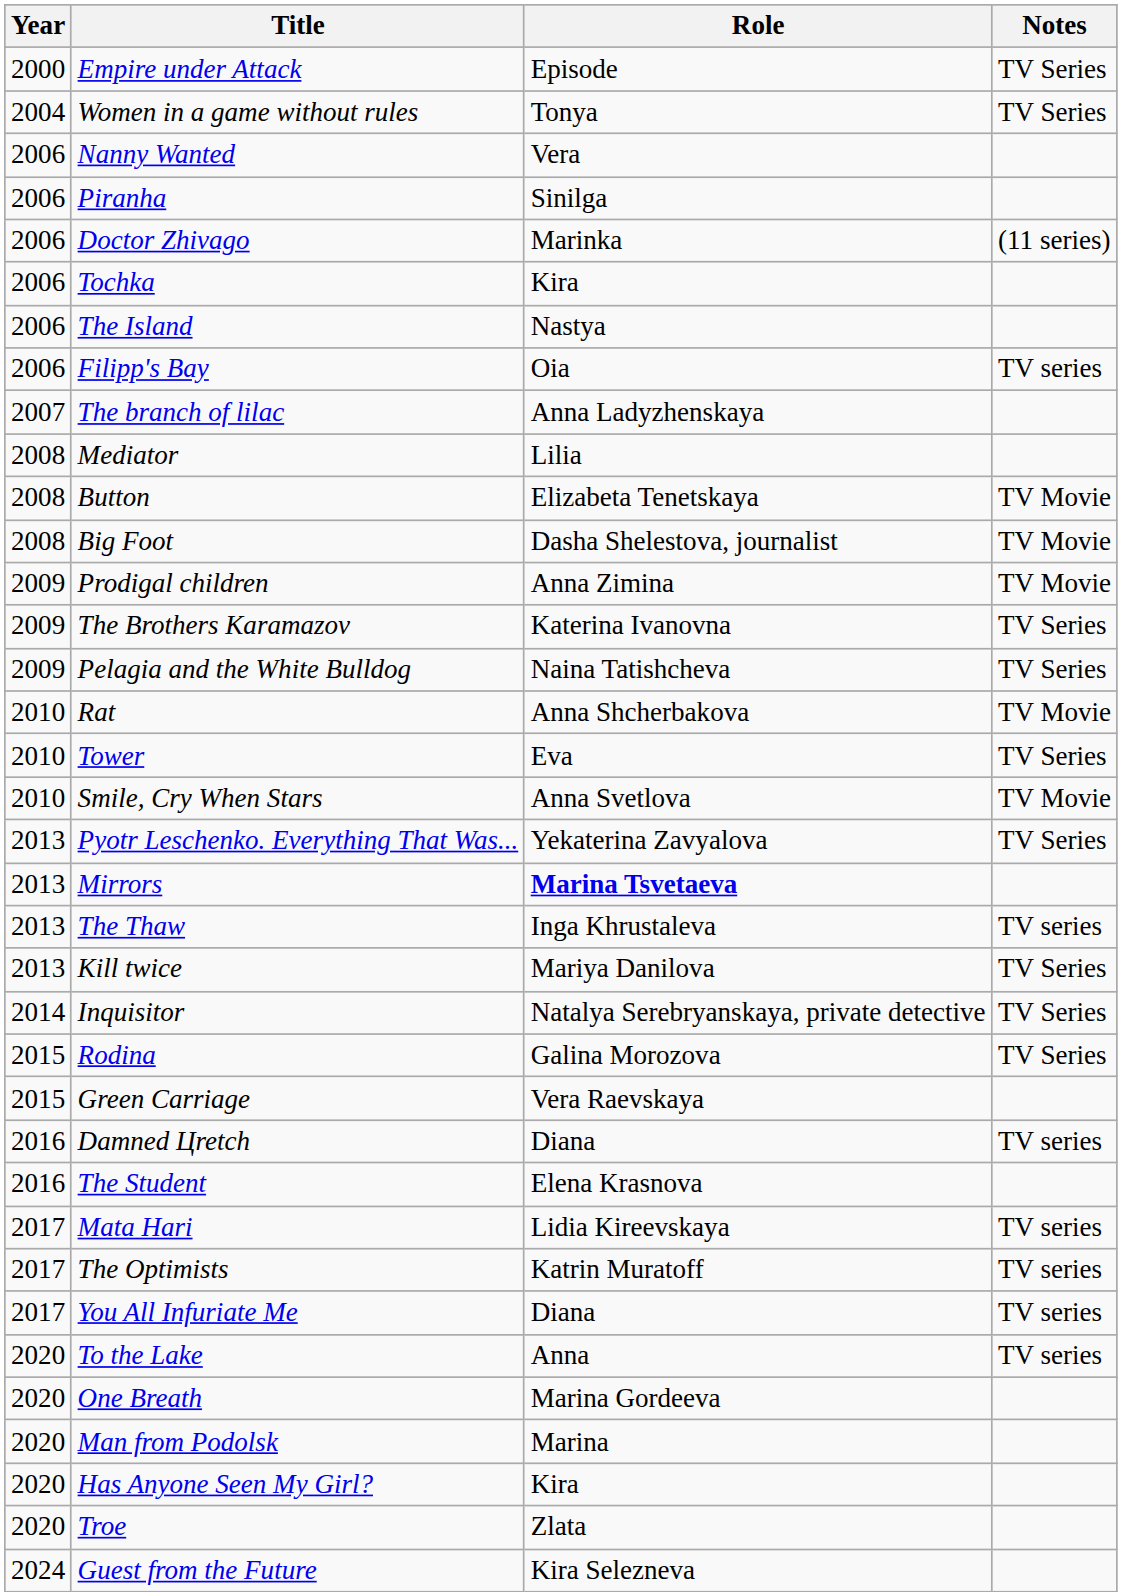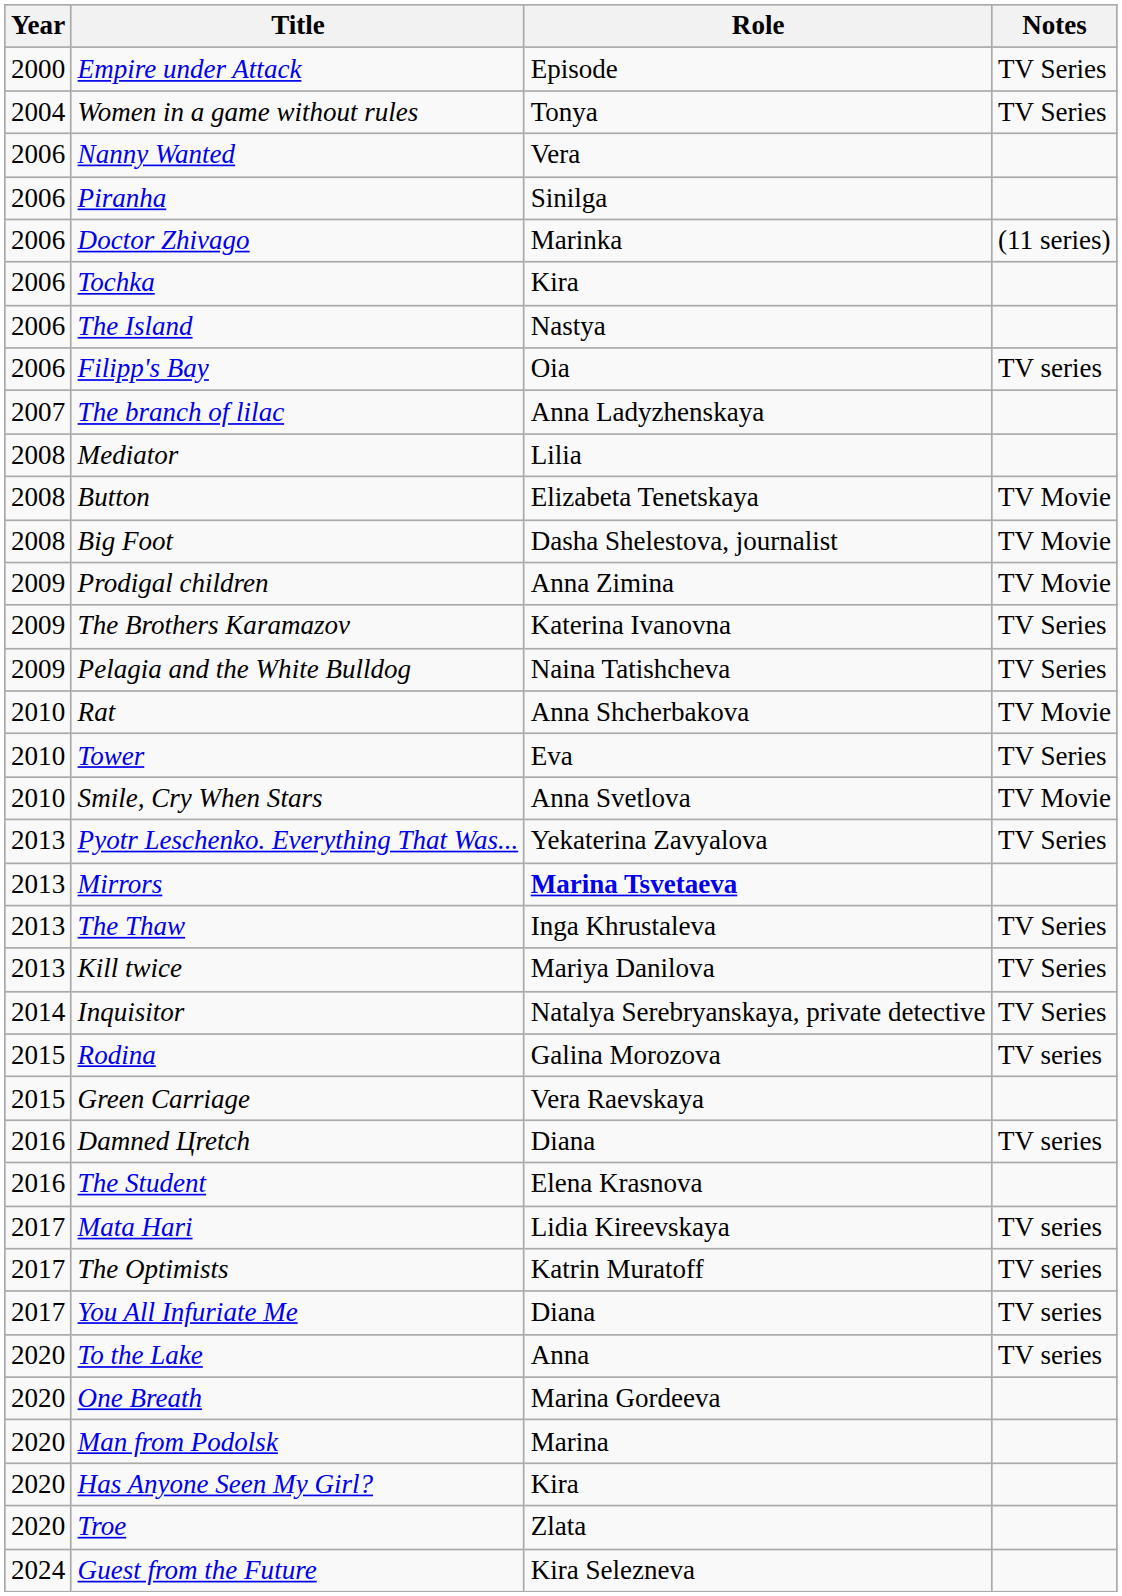(1050, 926) TV series -> (1052, 926) TV Series
(1052, 1055) TV Series -> (1050, 1055) TV series
